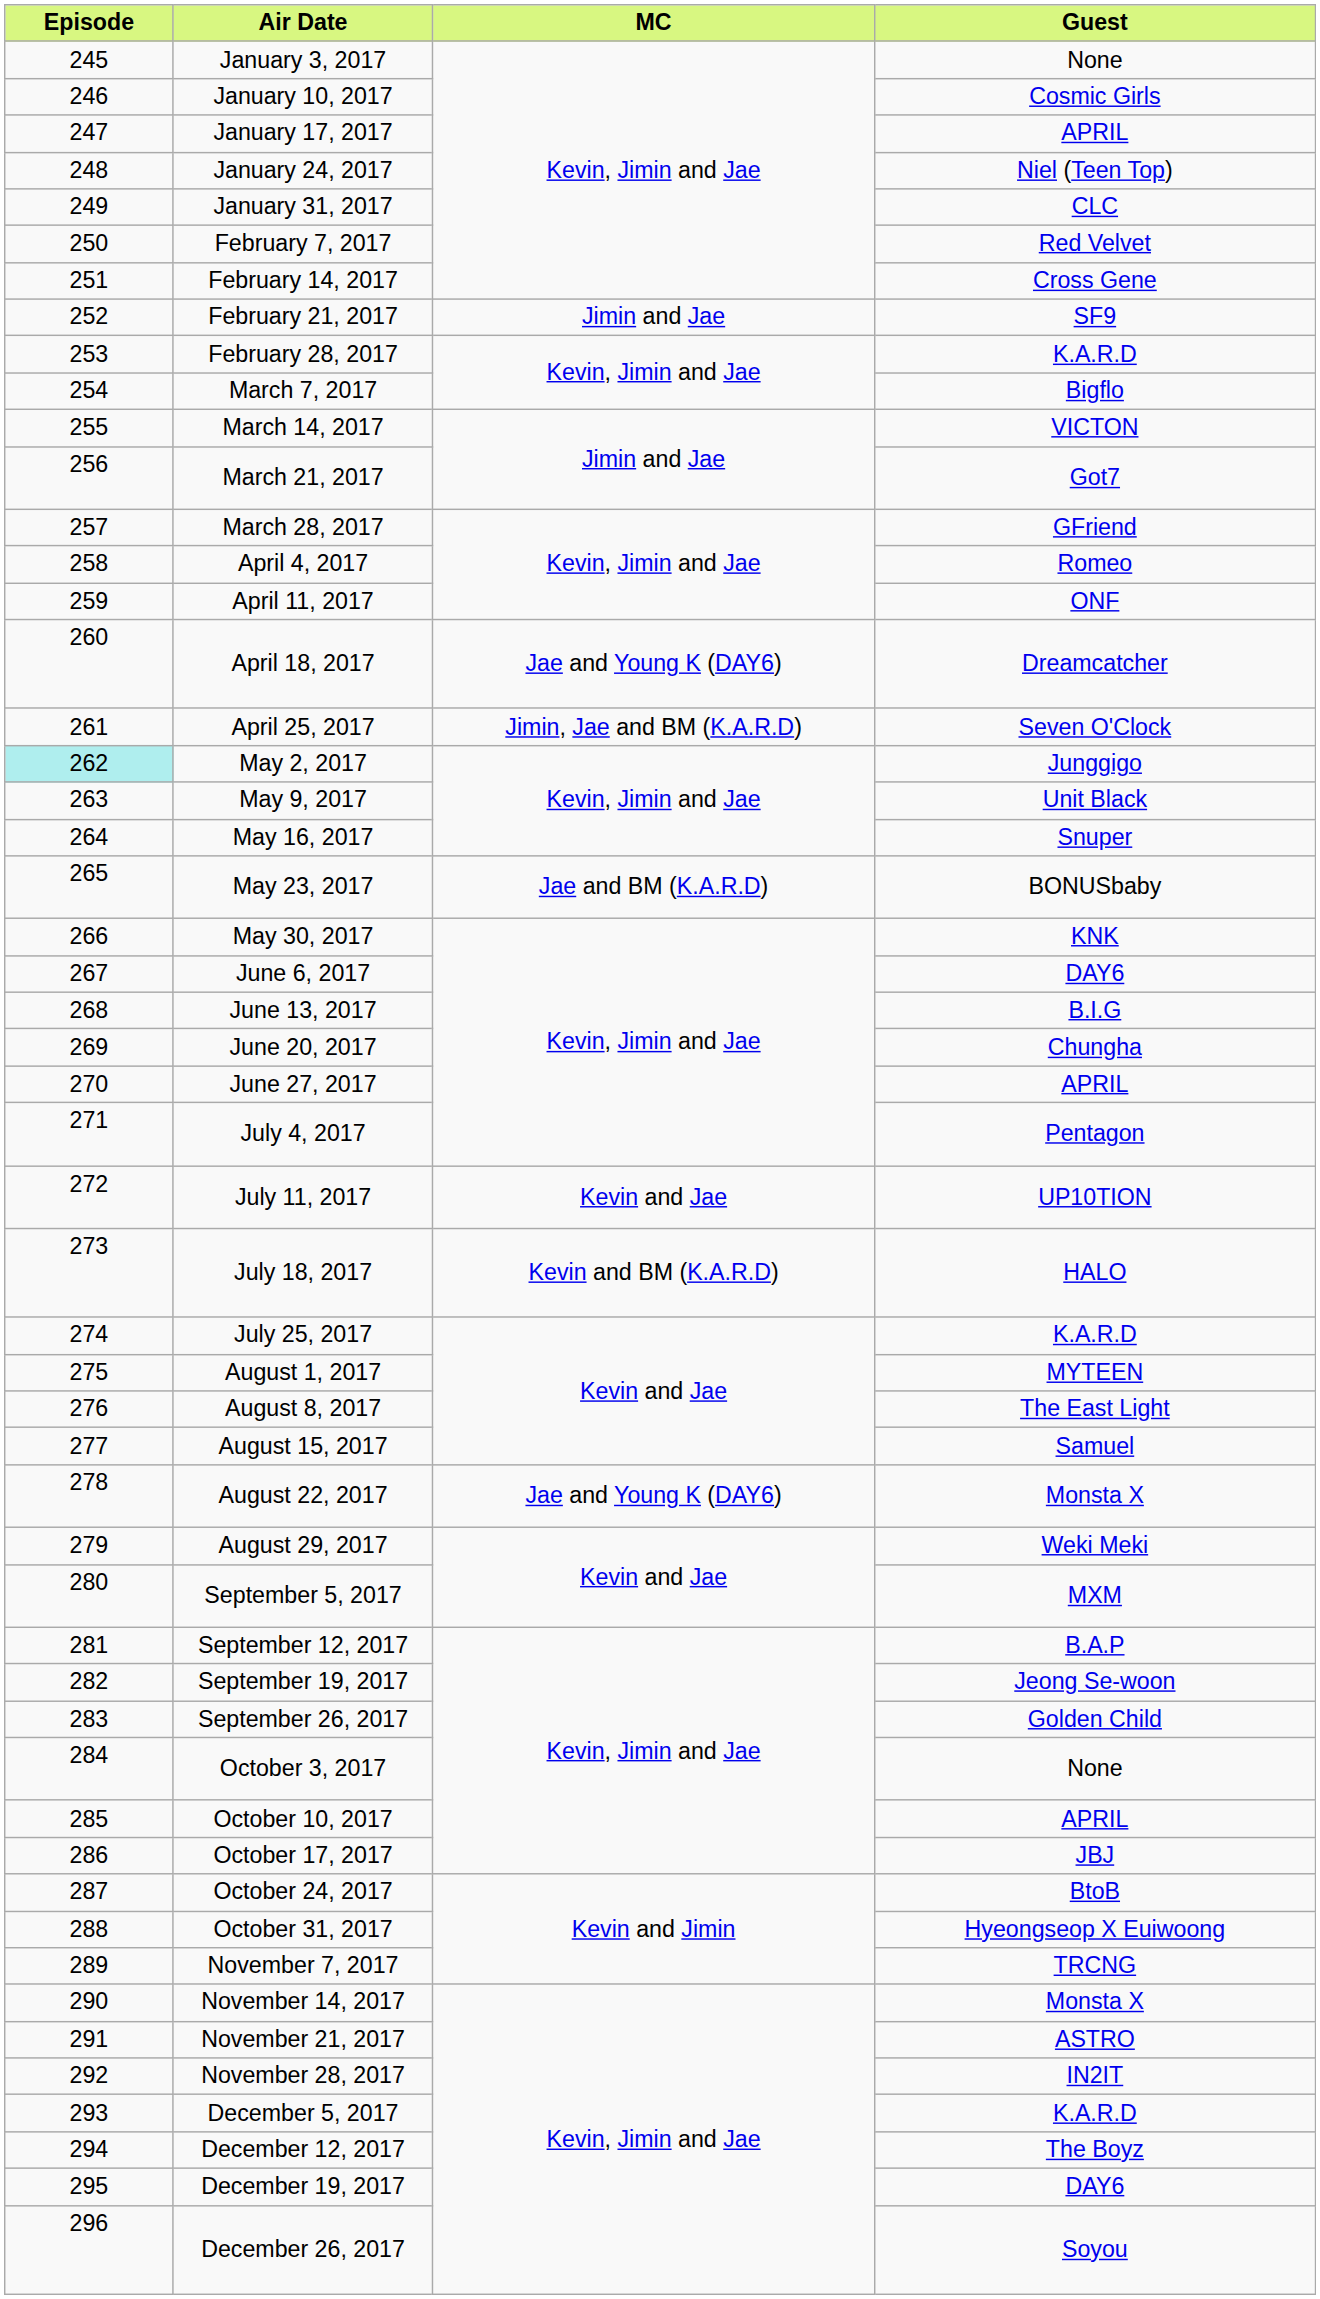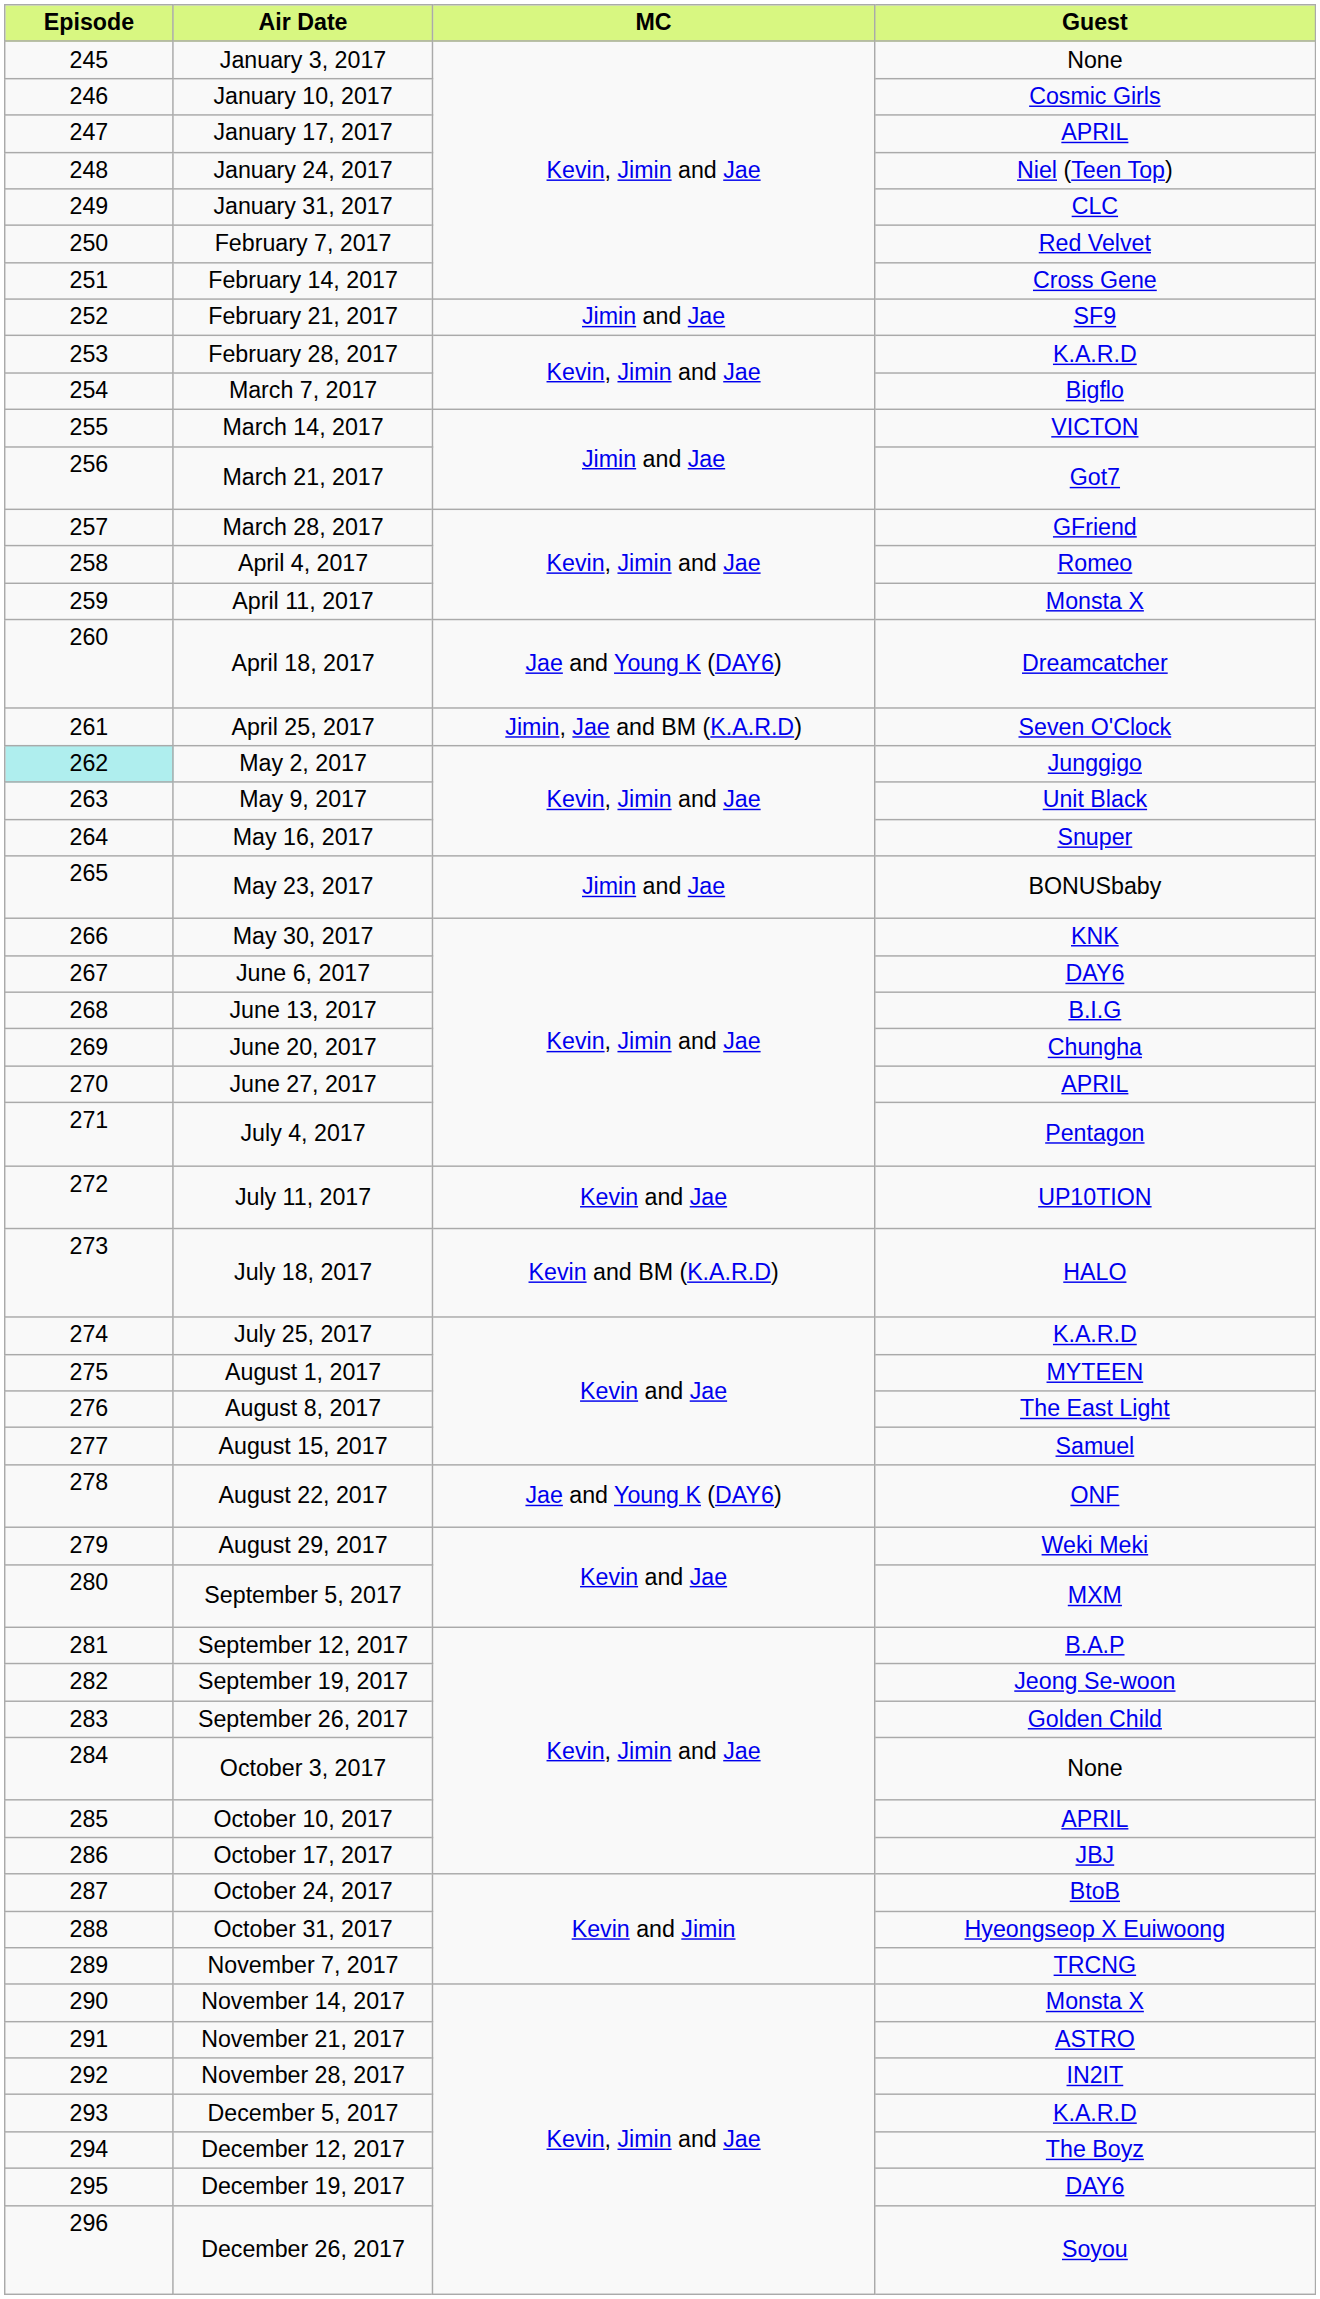(1095, 600) ONF -> (1095, 600) Monsta X
(654, 886) Jae and BM (K.A.R.D) -> (654, 886) Jimin and Jae
(1095, 1495) Monsta X -> (1095, 1495) ONF
